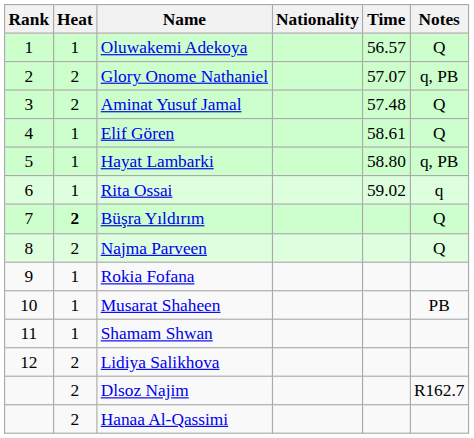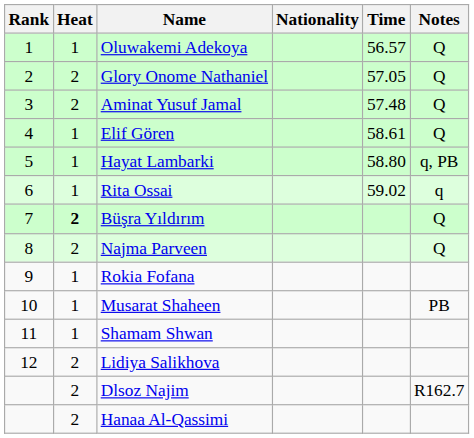(386, 76) 57.07 -> (386, 76) 57.05
(439, 76) q, PB -> (439, 76) Q
